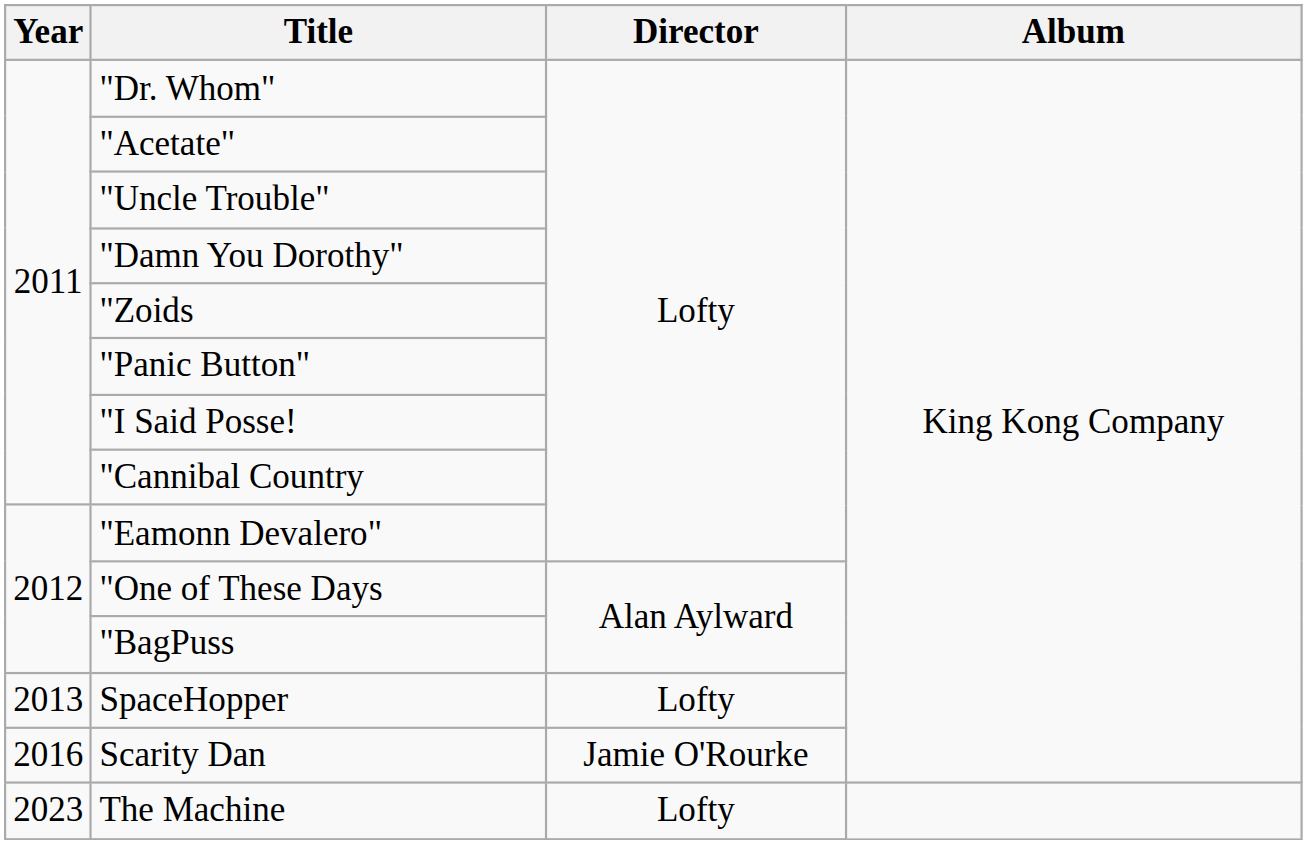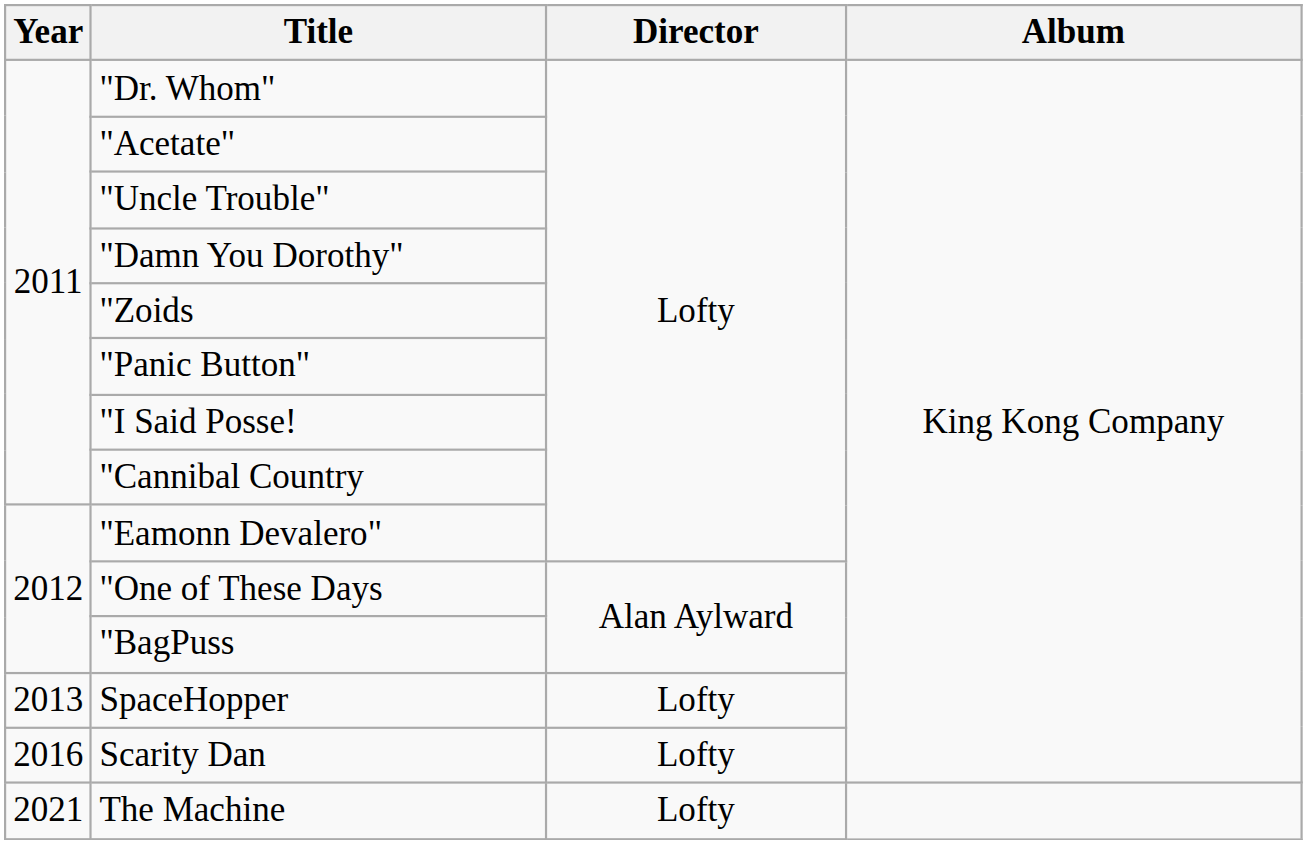(696, 754) Jamie O'Rourke -> (696, 754) Lofty
(48, 810) 2023 -> (48, 810) 2021
